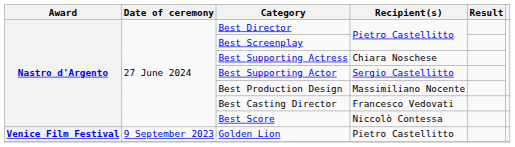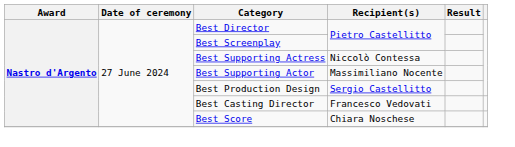(395, 58) Chiara Noschese -> (375, 58) Niccolò Contessa
(403, 73) Sergio Castellitto -> (386, 73) Massimiliano Nocente
(409, 88) Massimiliano Nocente -> (381, 88) Sergio Castellitto
(398, 119) Niccolò Contessa -> (372, 119) Chiara Noschese
- row: (249, 134)
